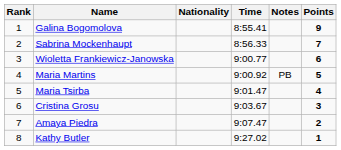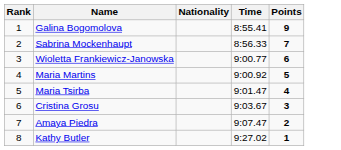- column: (285, 12)
